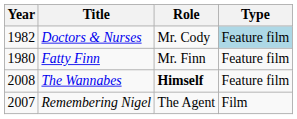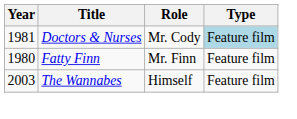(21, 37) 1982 -> (21, 37) 1981
(21, 80) 2008 -> (21, 80) 2003
(180, 80) bold -> (170, 80) normal
- row: (96, 102)
